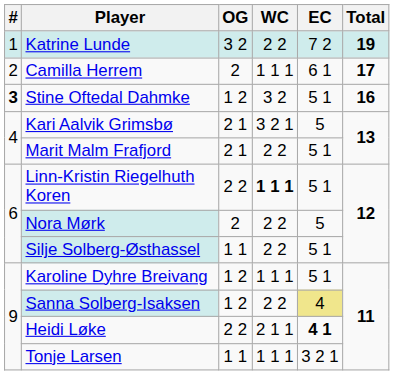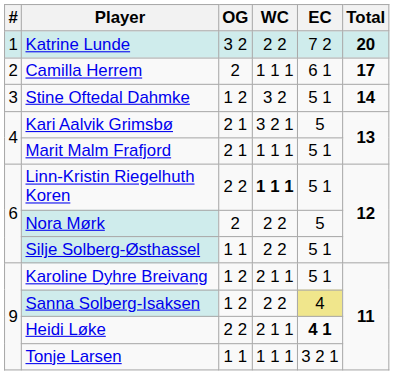(366, 44) 19 -> (366, 44) 20
(13, 97) bold -> (13, 97) normal
(366, 97) 16 -> (366, 97) 14
(275, 151) 2 2 -> (275, 151) 1 1 1
(275, 276) 1 1 1 -> (275, 276) 2 1 1
